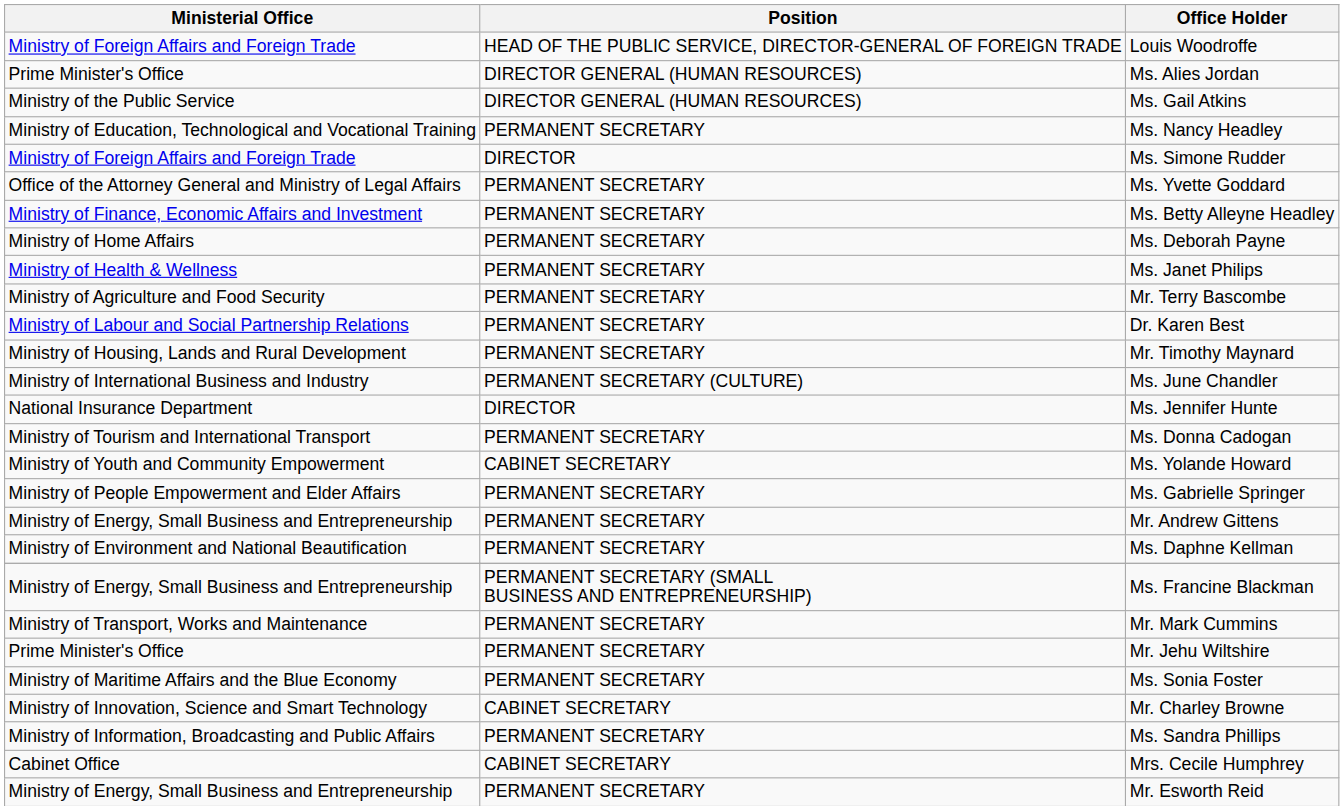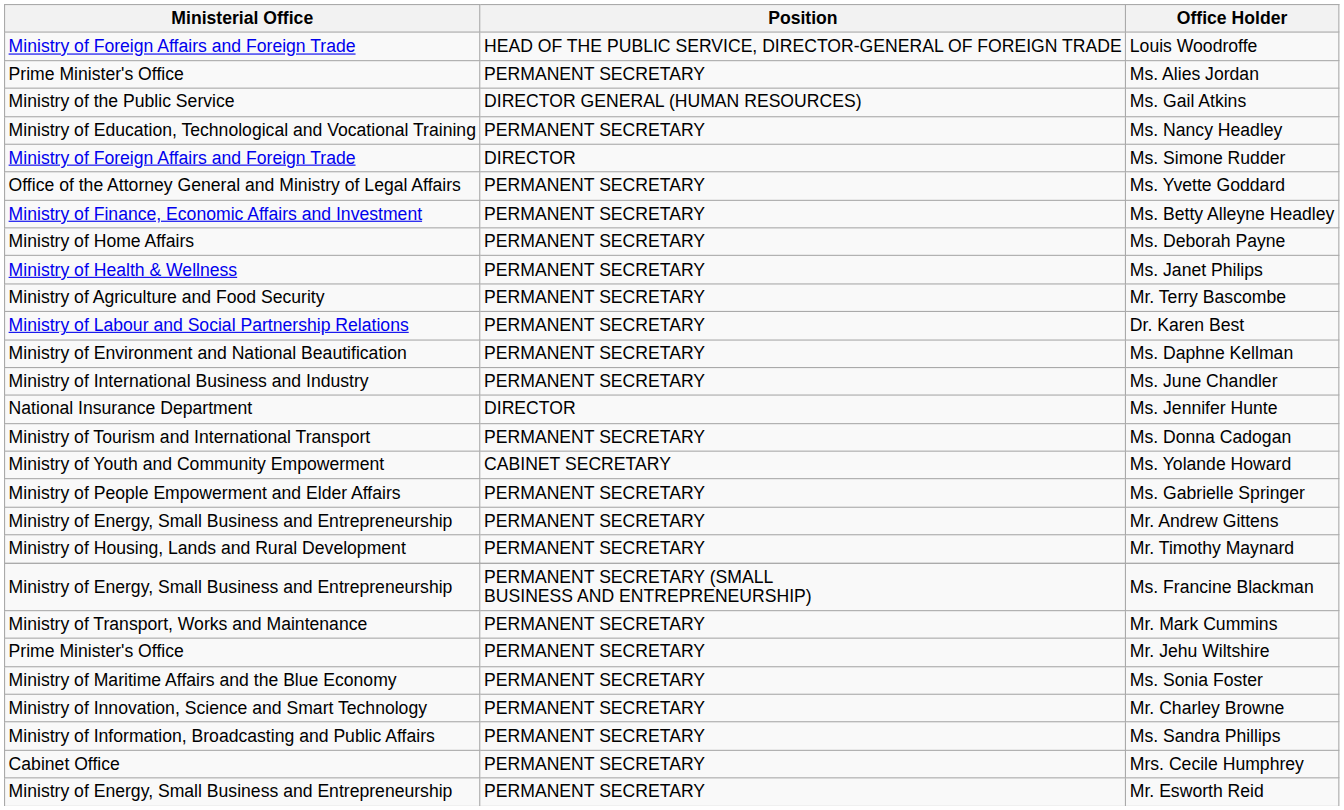(673, 74) DIRECTOR GENERAL (HUMAN RESOURCES) -> (595, 74) PERMANENT SECRETARY
rows swapped: (1212, 353) <-> (1211, 548)
(644, 381) PERMANENT SECRETARY (CULTURE) -> (595, 381) PERMANENT SECRETARY
(577, 708) CABINET SECRETARY -> (595, 708) PERMANENT SECRETARY
(577, 763) CABINET SECRETARY -> (595, 763) PERMANENT SECRETARY
